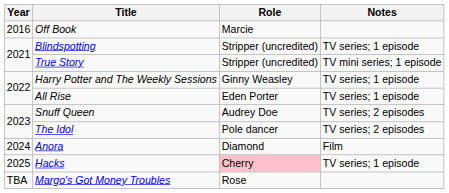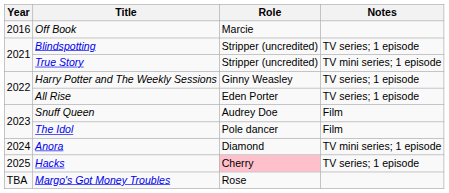(374, 113) TV series; 2 episodes -> (333, 113) Film
(374, 130) TV series; 2 episodes -> (333, 130) Film
(333, 146) Film -> (382, 146) TV mini series; 1 episode
